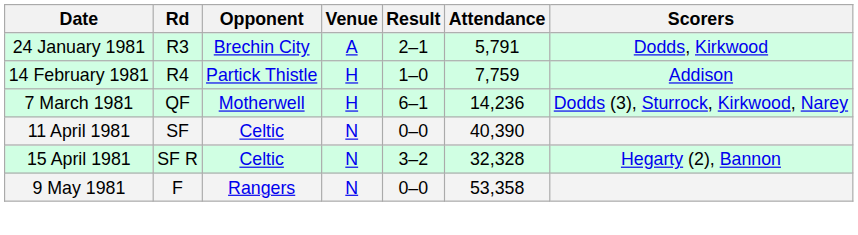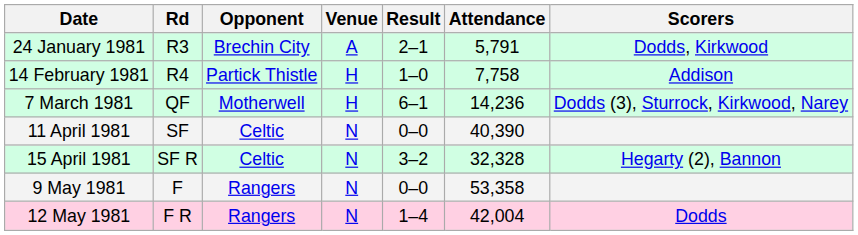(497, 75) 7,759 -> (497, 75) 7,758
+ row: (79, 216)
